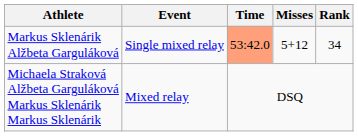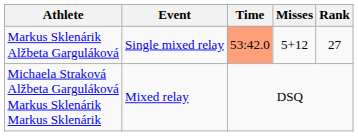(334, 45) 34 -> (334, 45) 27
